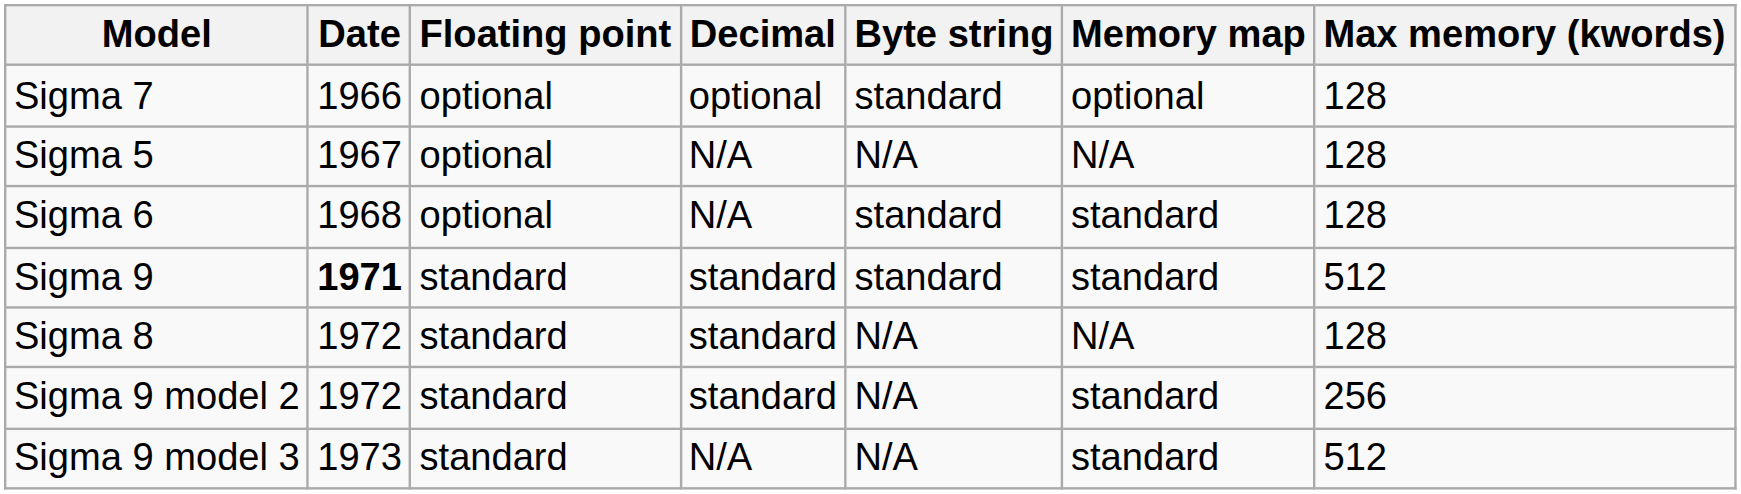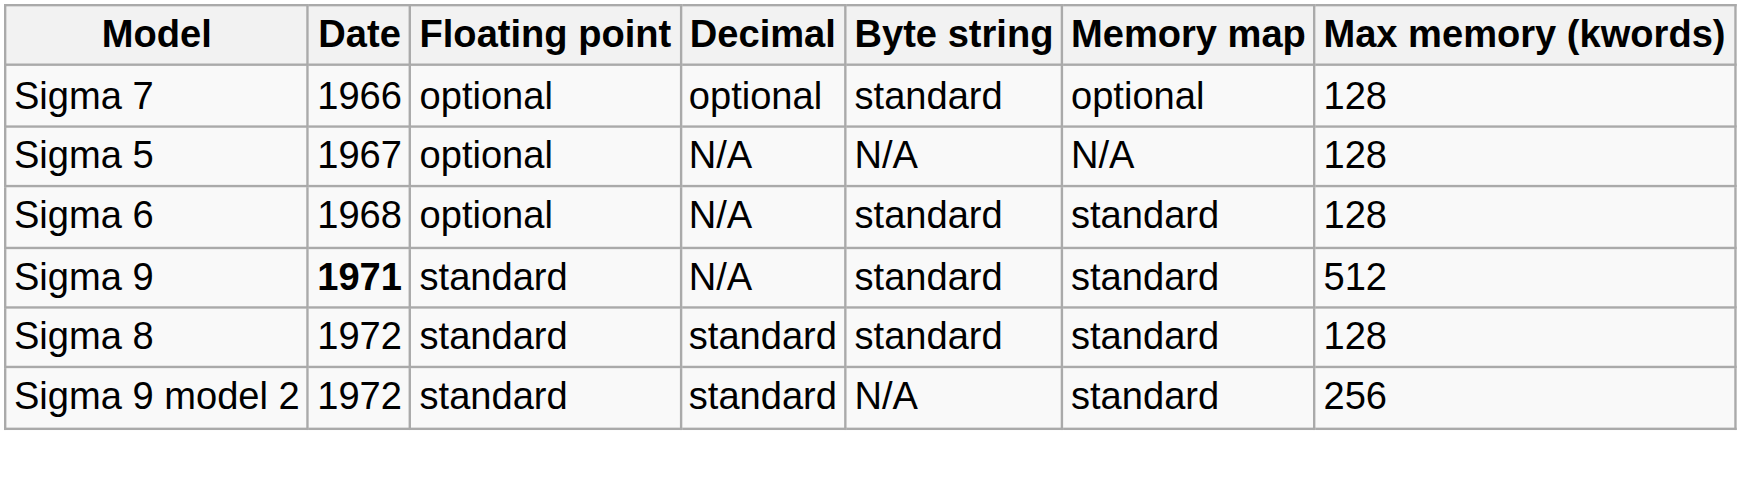(763, 276) standard -> (721, 276) N/A
(886, 336) N/A -> (929, 336) standard
(1103, 336) N/A -> (1145, 336) standard
- row: (157, 457)
